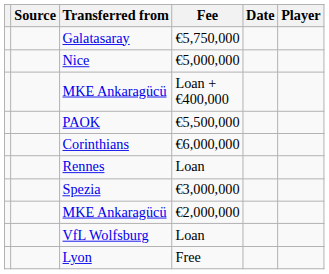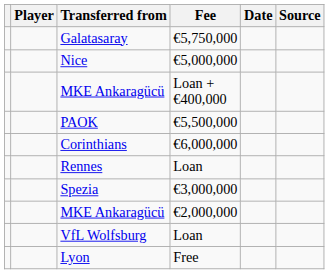columns swapped: (301, 15) <-> (35, 15)
